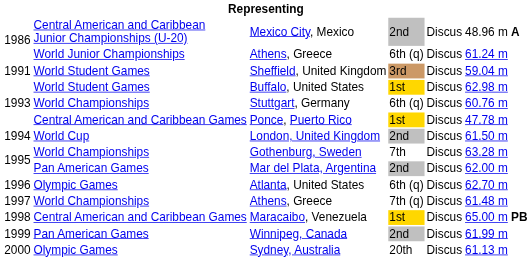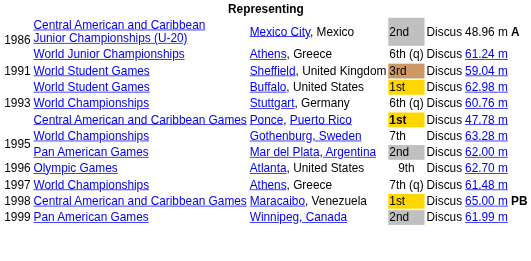(397, 120) normal -> (398, 120) bold
- row: (17, 136)
(406, 185) 6th (q) -> (406, 168) 9th
- row: (17, 250)
